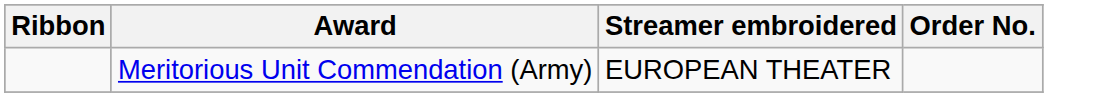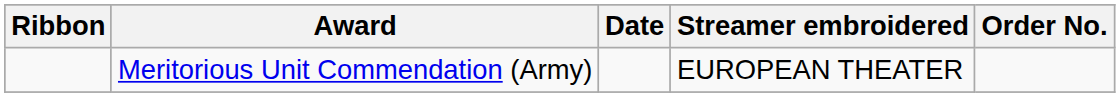+ column: (635, 26)
